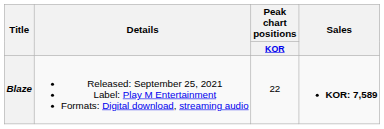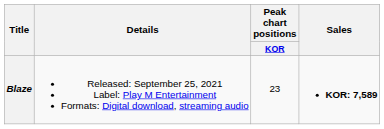(275, 89) 22 -> (275, 89) 23
